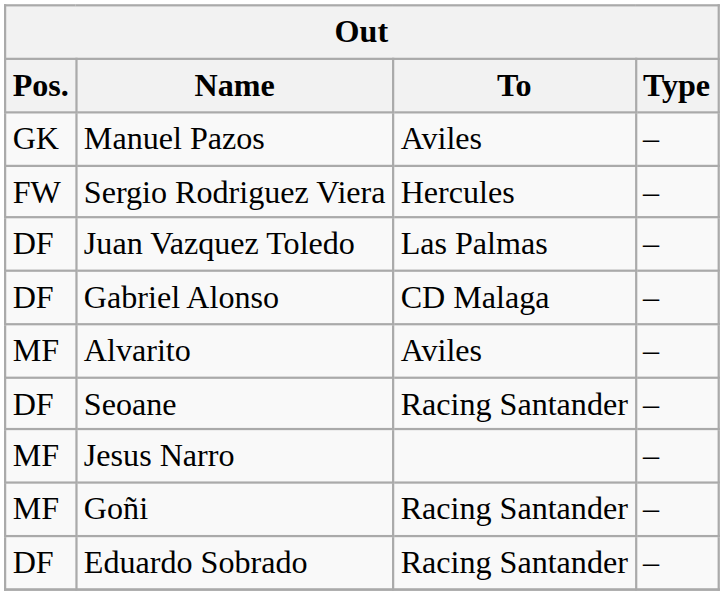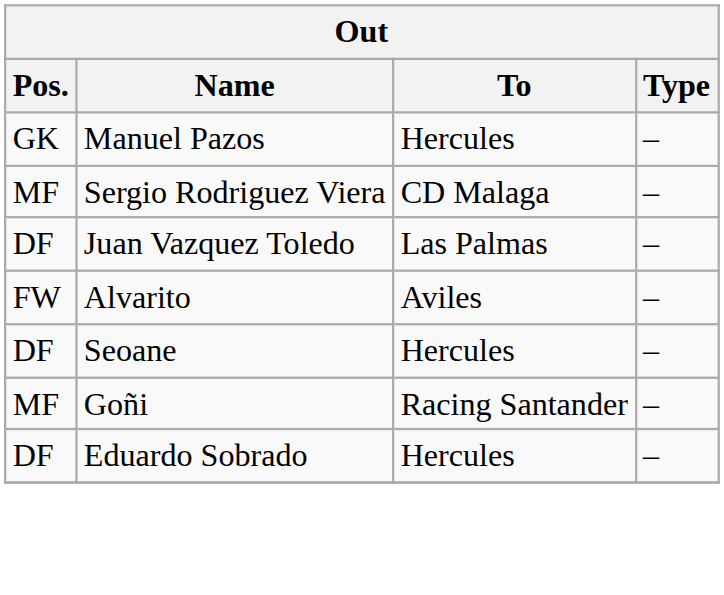(441, 137) Aviles -> (458, 137) Hercules
(37, 190) FW -> (36, 190) MF
(458, 190) Hercules -> (475, 190) CD Malaga
- row: (181, 296)
(36, 349) MF -> (37, 296) FW
(514, 402) Racing Santander -> (458, 349) Hercules
- row: (159, 455)
(514, 561) Racing Santander -> (458, 455) Hercules
